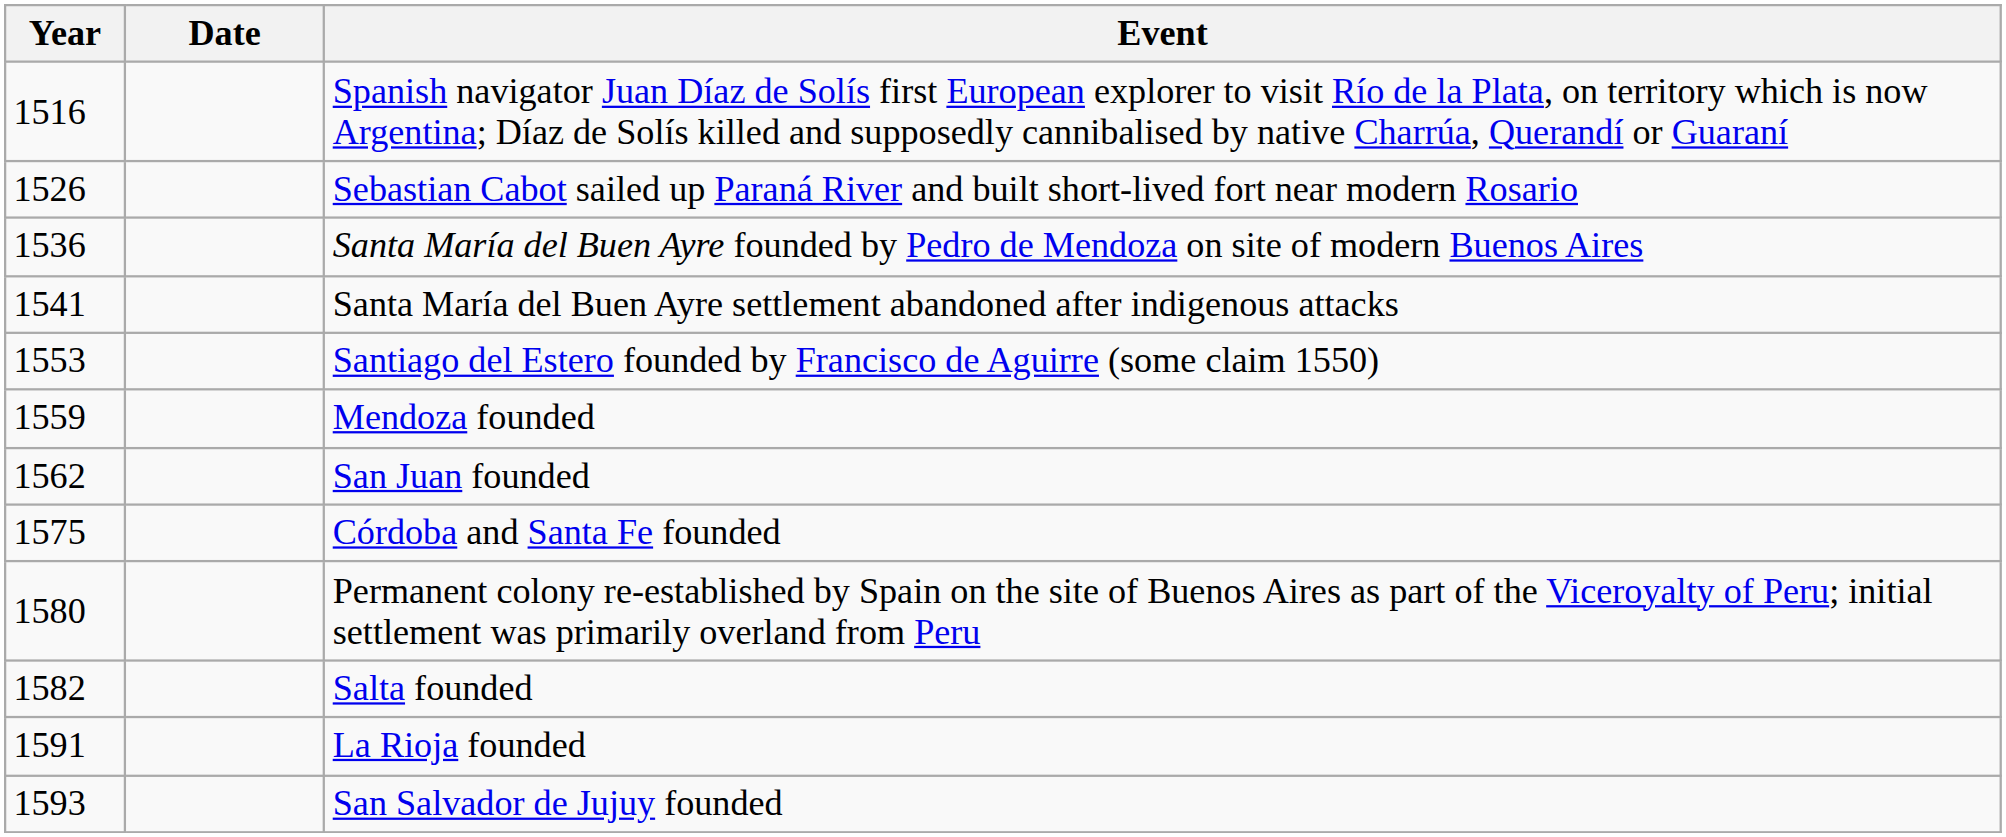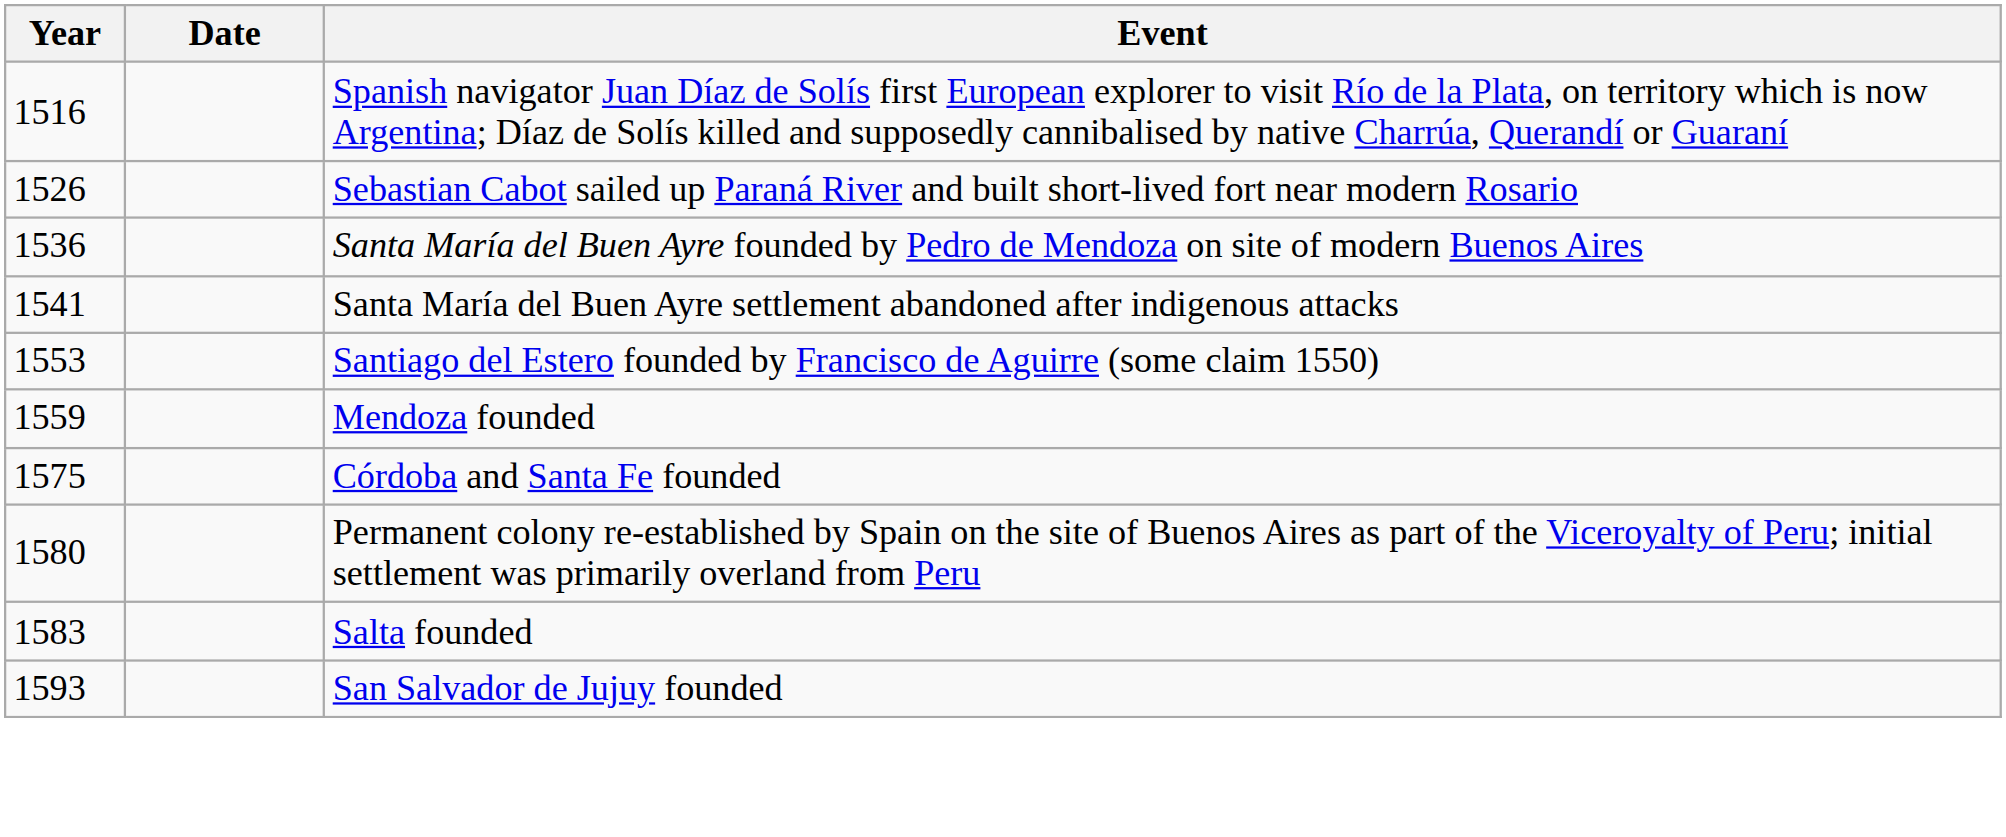- row: (461, 475)
(50, 688) 1582 -> (50, 630) 1583
- row: (459, 745)
